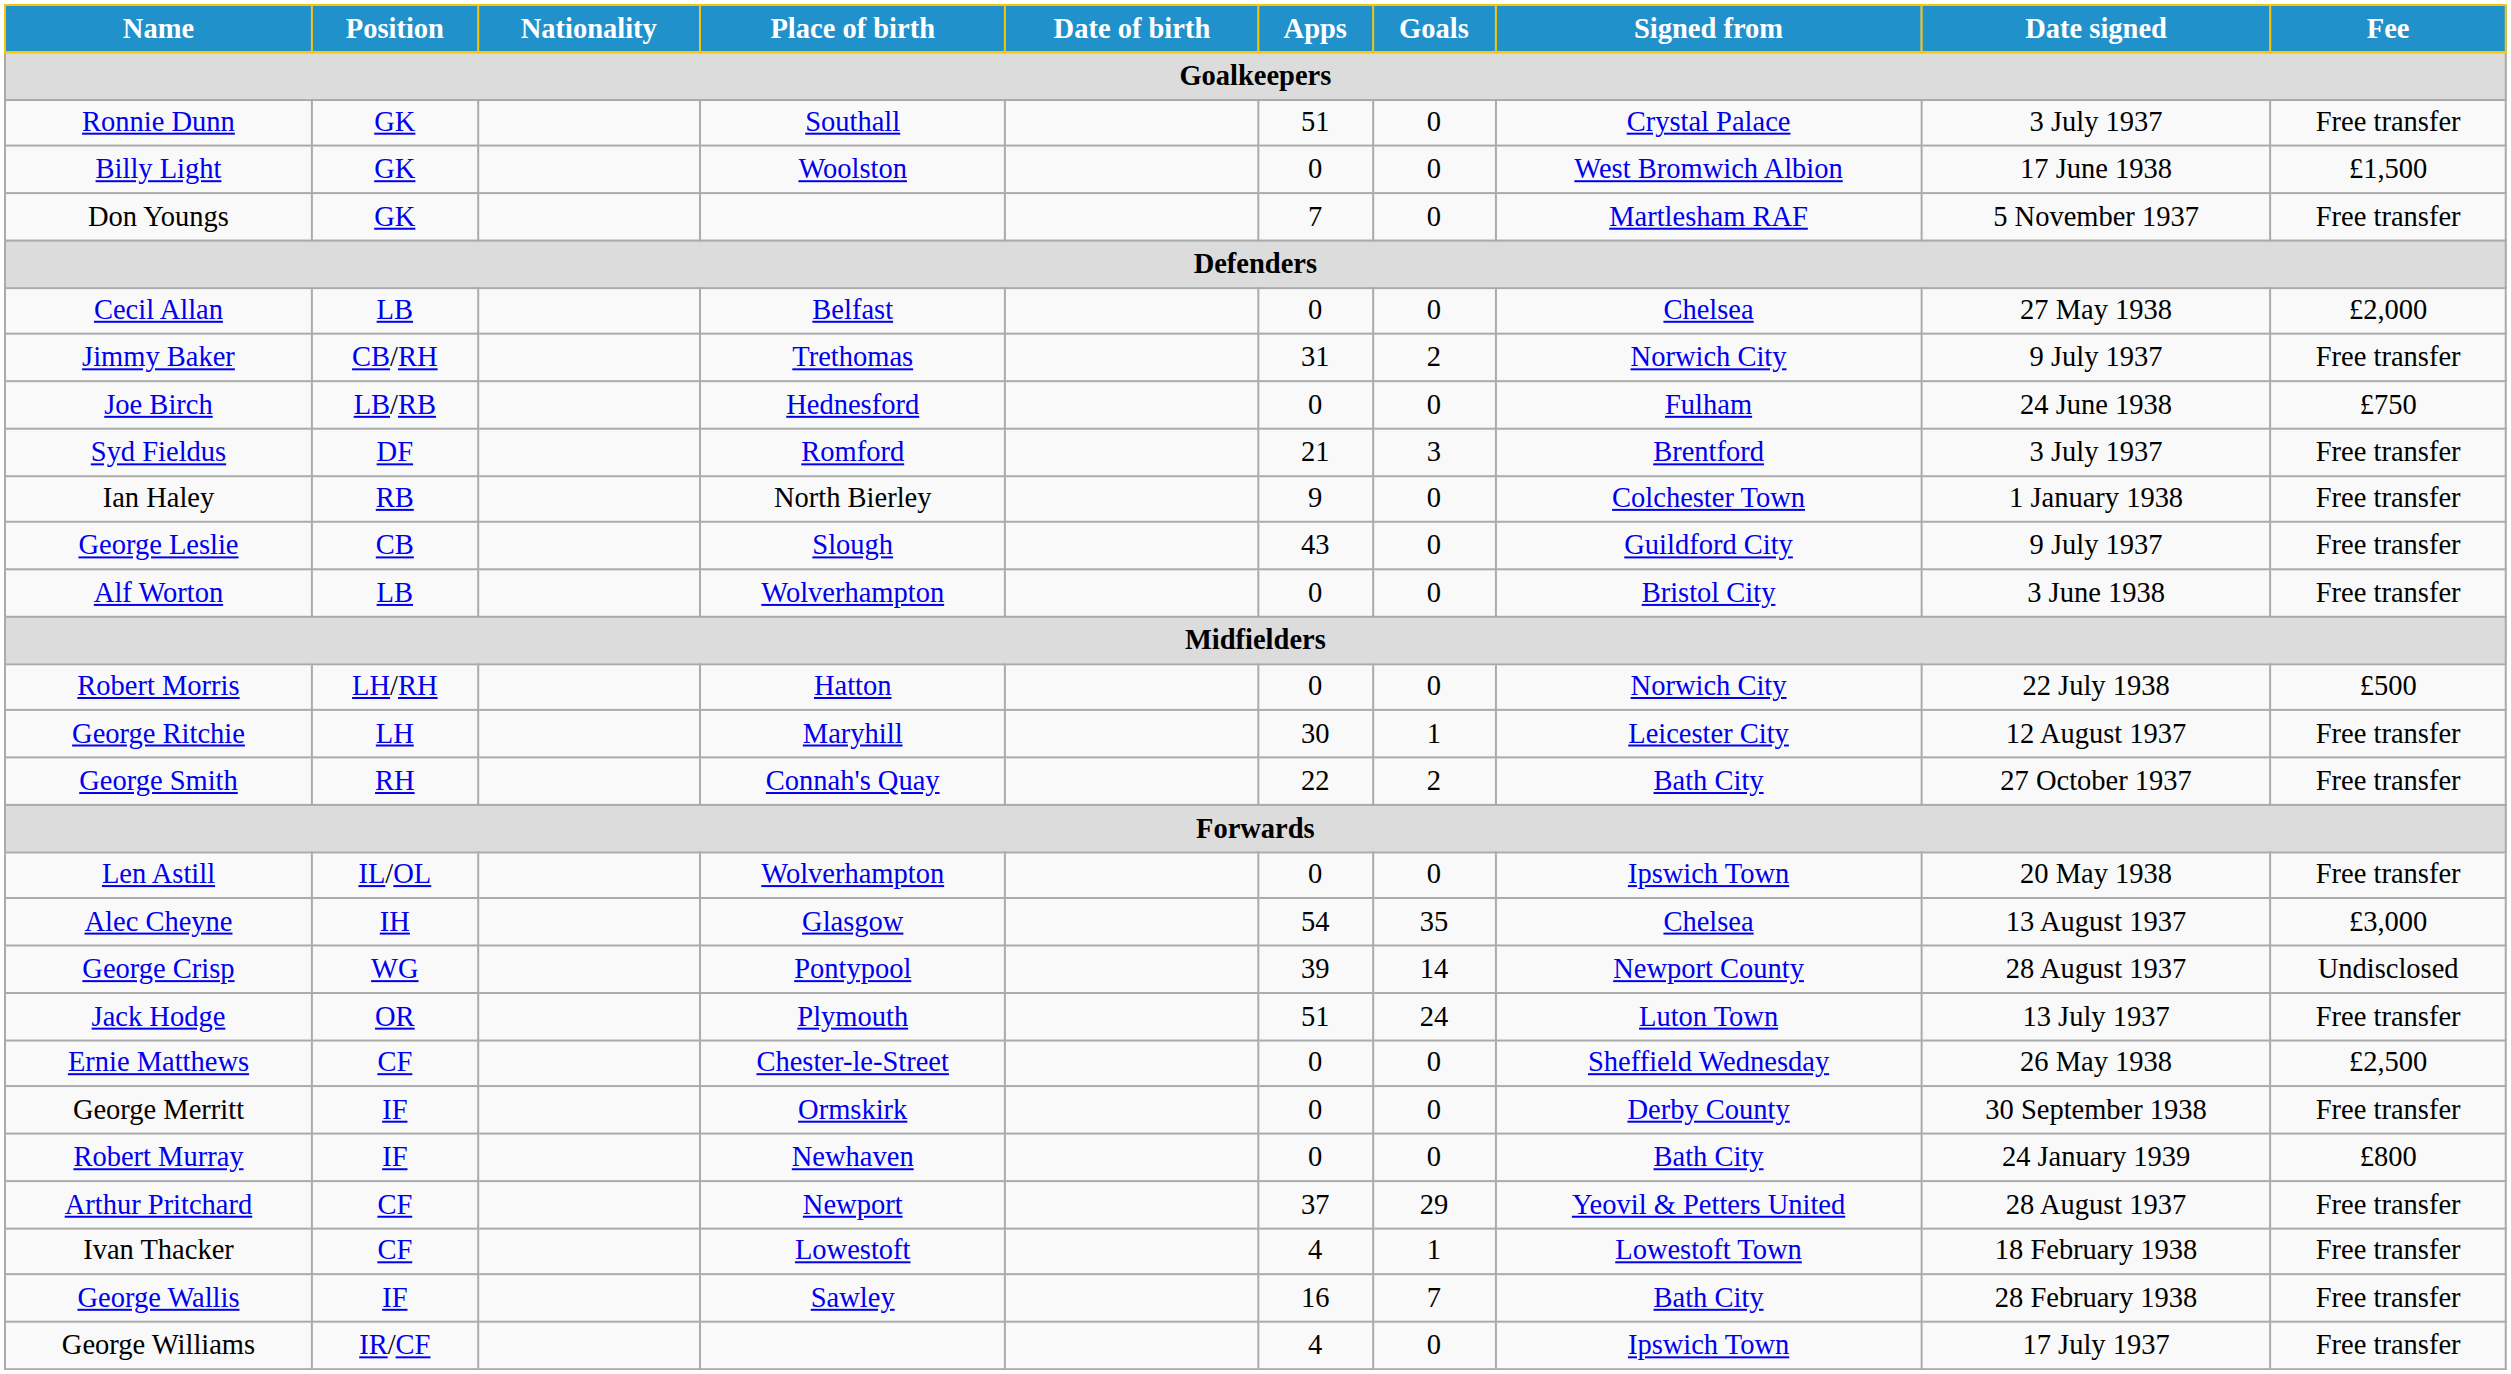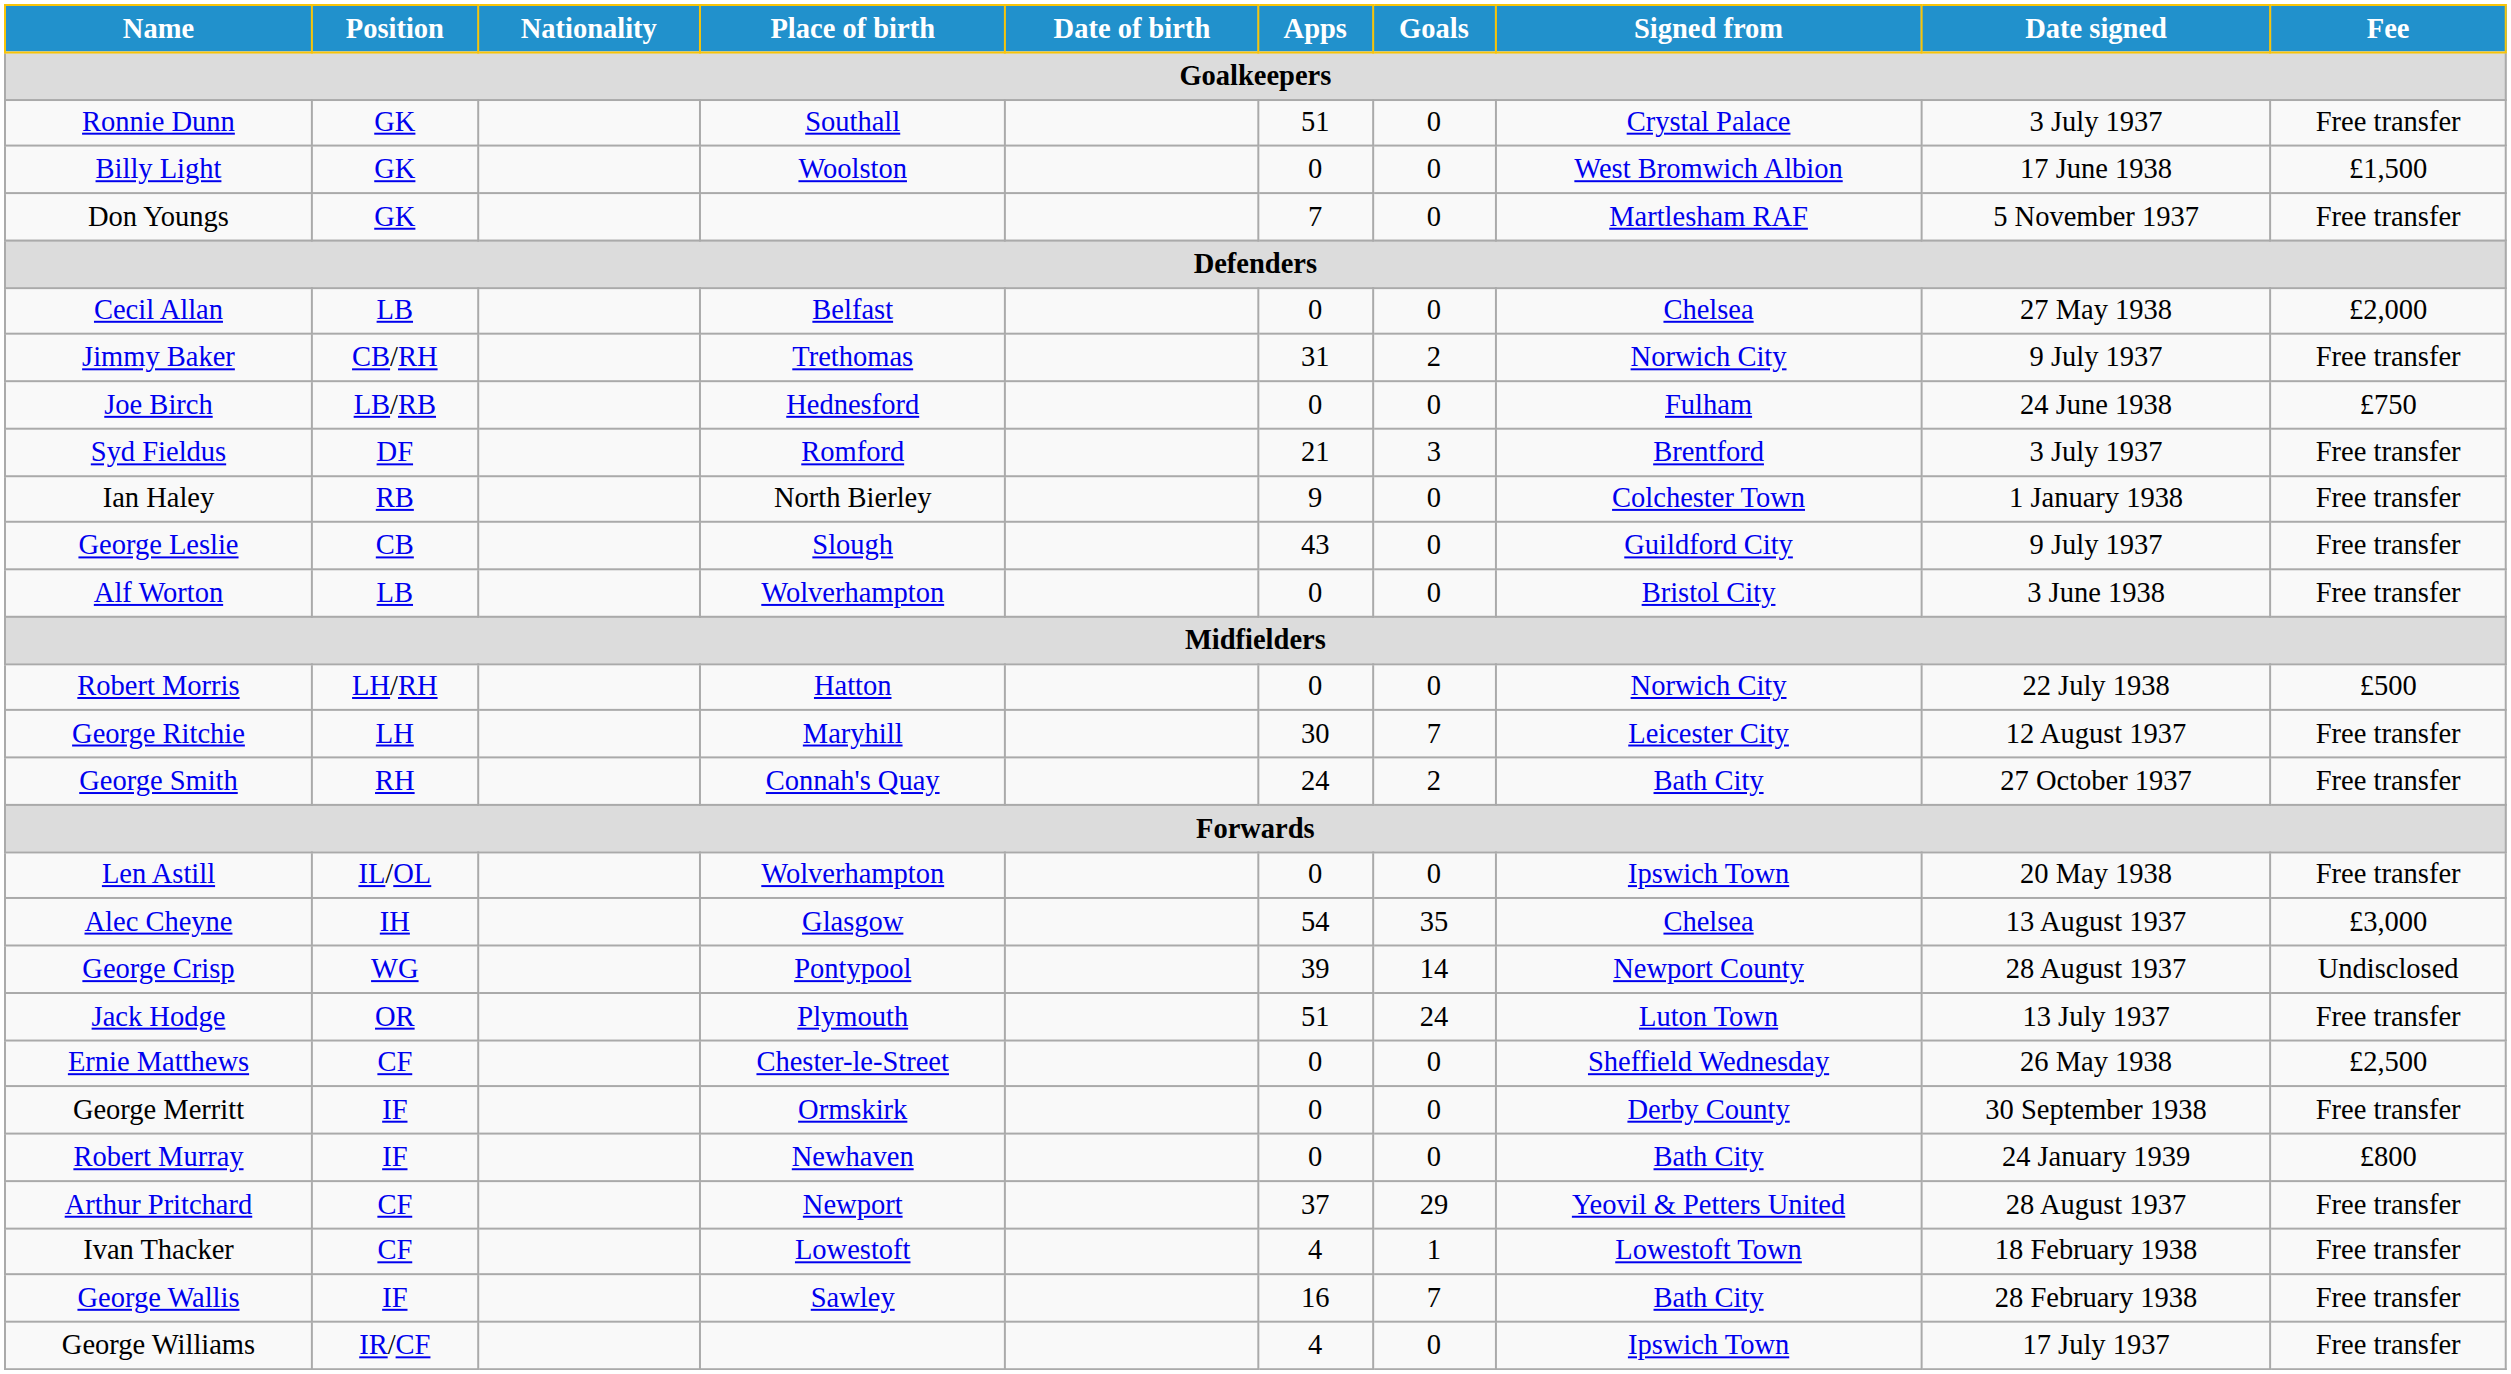(1434, 733) 1 -> (1434, 733) 7
(1315, 780) 22 -> (1315, 780) 24
